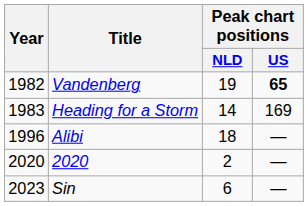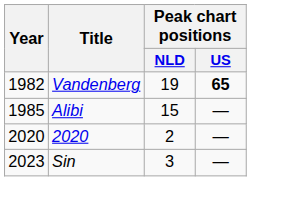- row: (125, 110)
(26, 136) 1996 -> (26, 110) 1985
(227, 136) 18 -> (170, 110) 15
(227, 188) 6 -> (170, 162) 3
